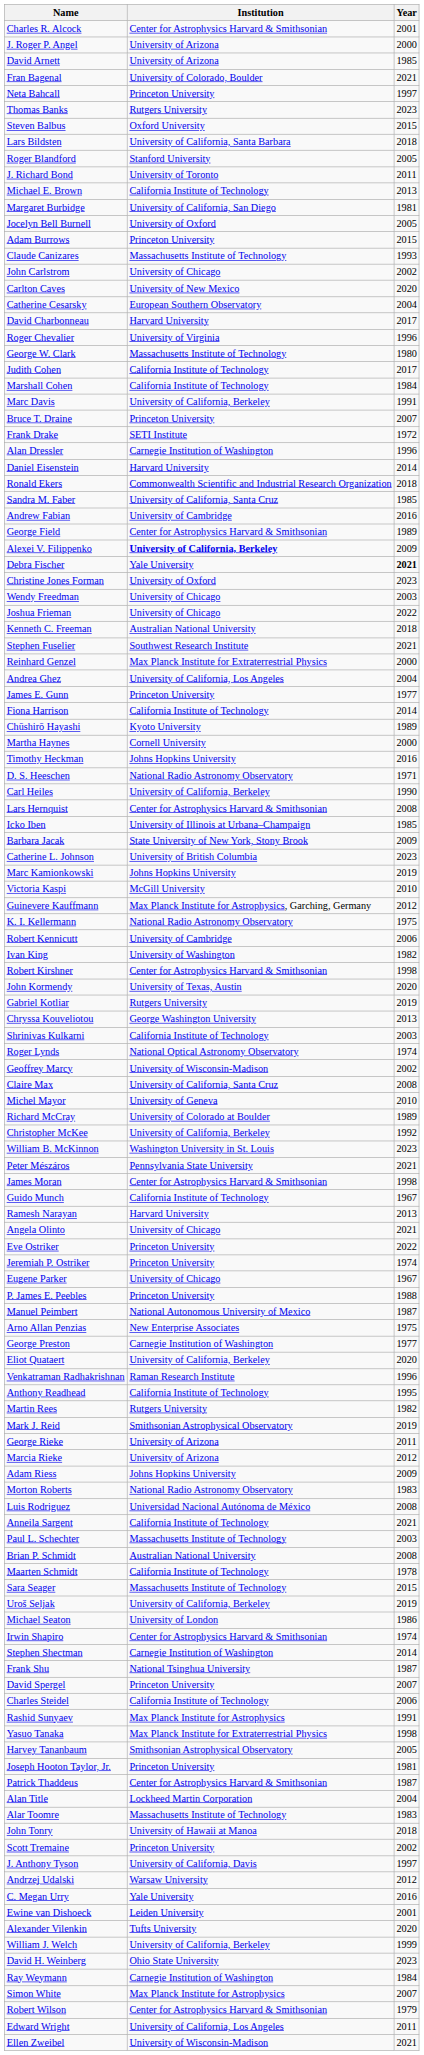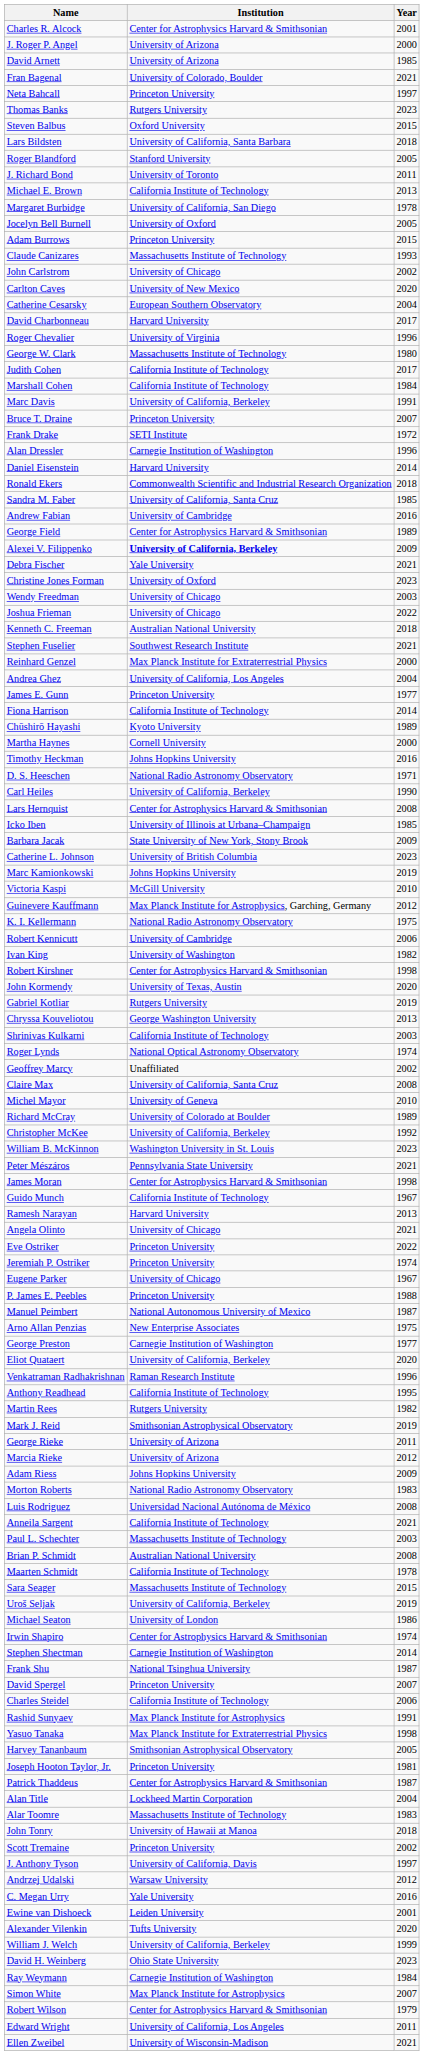(407, 207) 1981 -> (407, 207) 1978
(407, 564) bold -> (407, 564) normal
(199, 1068) University of Wisconsin-Madison -> (154, 1068) Unaffiliated
